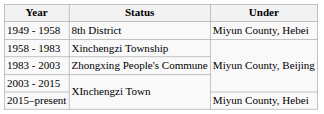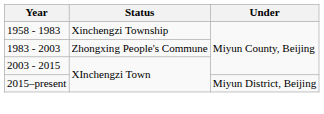- row: (34, 30)
(261, 100) Miyun County, Hebei -> (265, 83) Miyun District, Beijing
